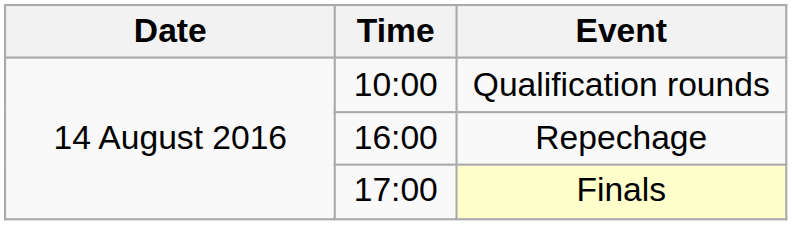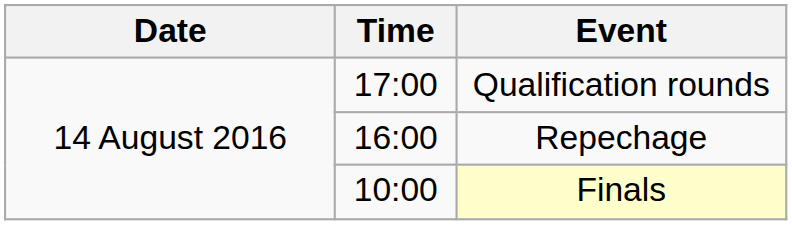(396, 84) 10:00 -> (396, 84) 17:00
(396, 191) 17:00 -> (396, 191) 10:00
